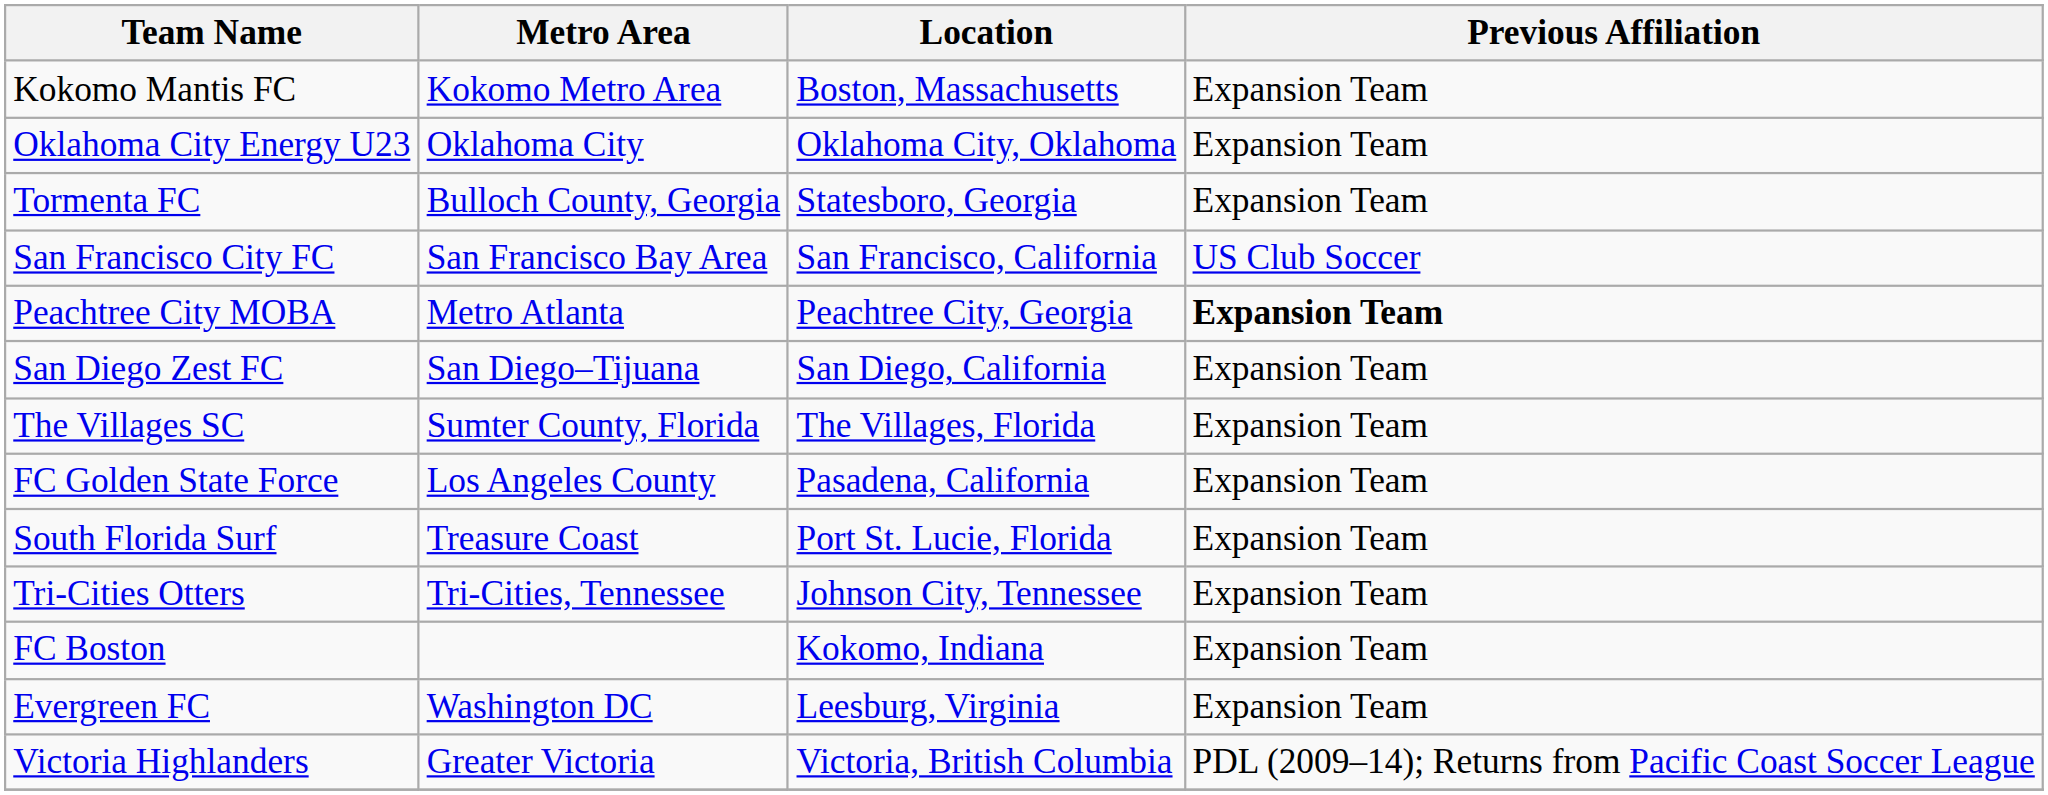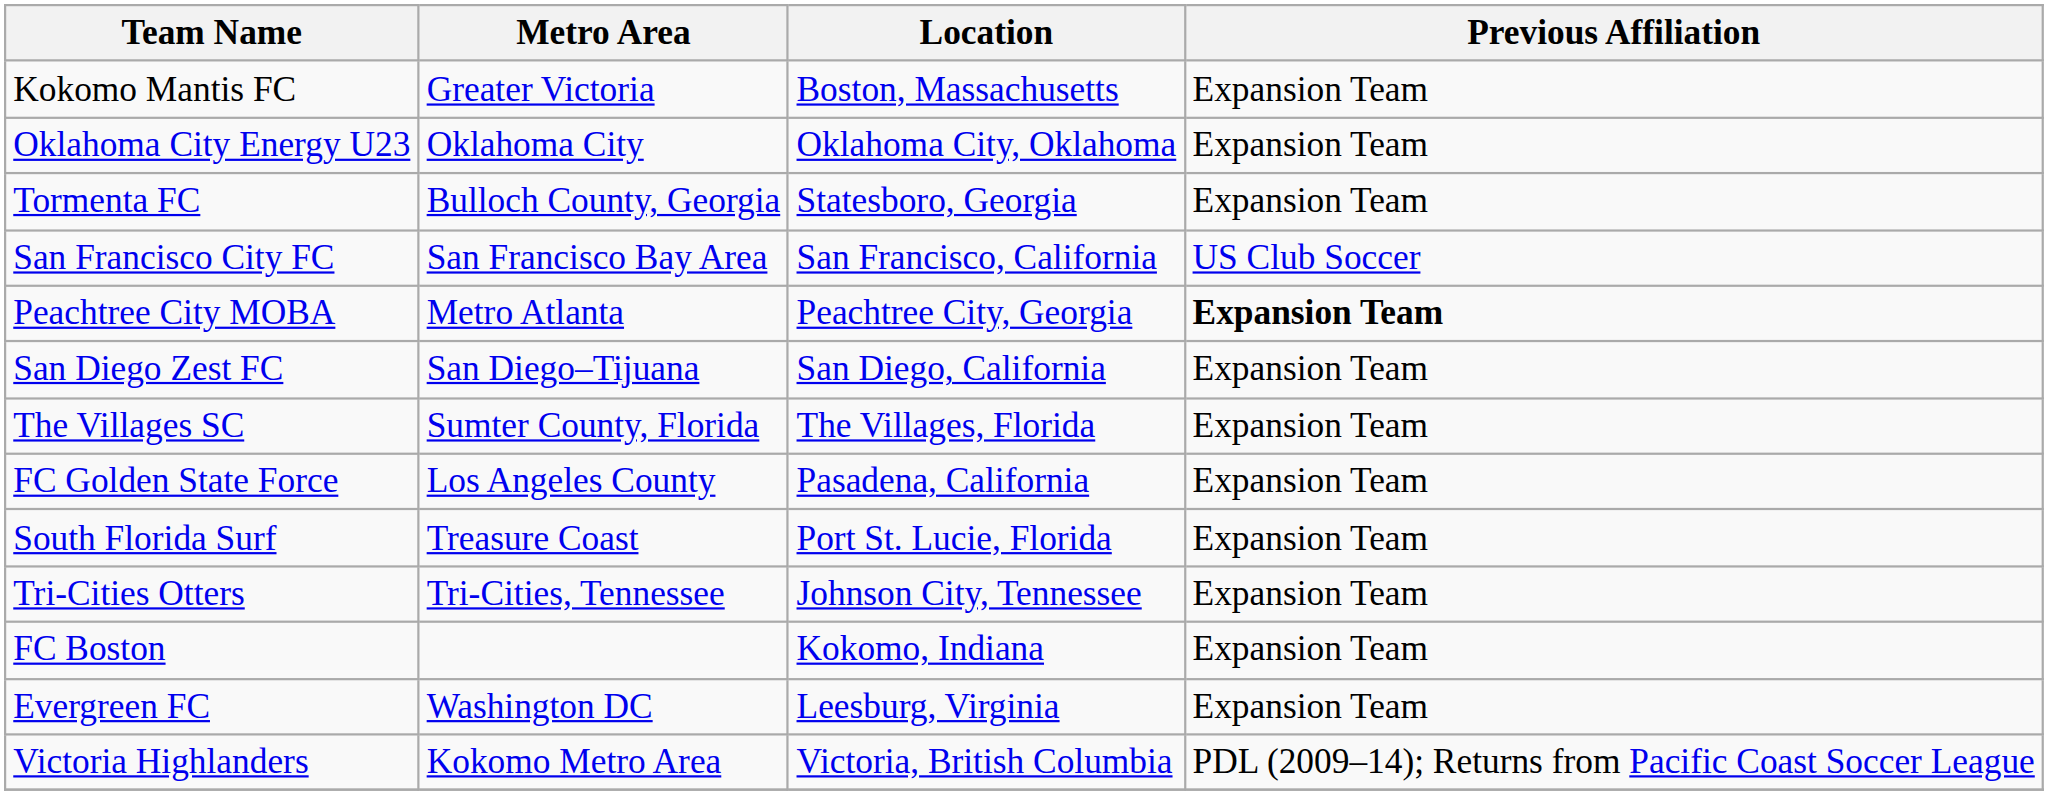(574, 88) Kokomo Metro Area -> (541, 88) Greater Victoria
(541, 761) Greater Victoria -> (574, 761) Kokomo Metro Area
